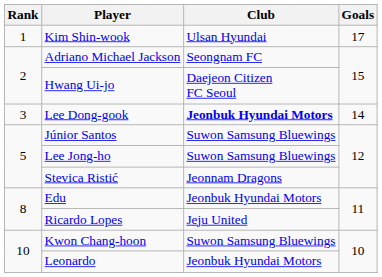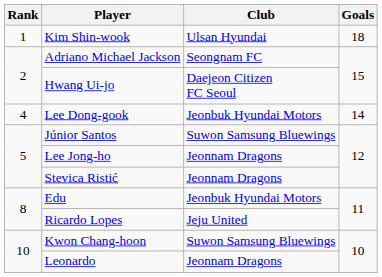(358, 36) 17 -> (358, 36) 18
(23, 114) 3 -> (23, 114) 4
(260, 114) bold -> (254, 114) normal
(261, 156) Suwon Samsung Bluewings -> (234, 156) Jeonnam Dragons
(254, 261) Jeonbuk Hyundai Motors -> (234, 261) Jeonnam Dragons
